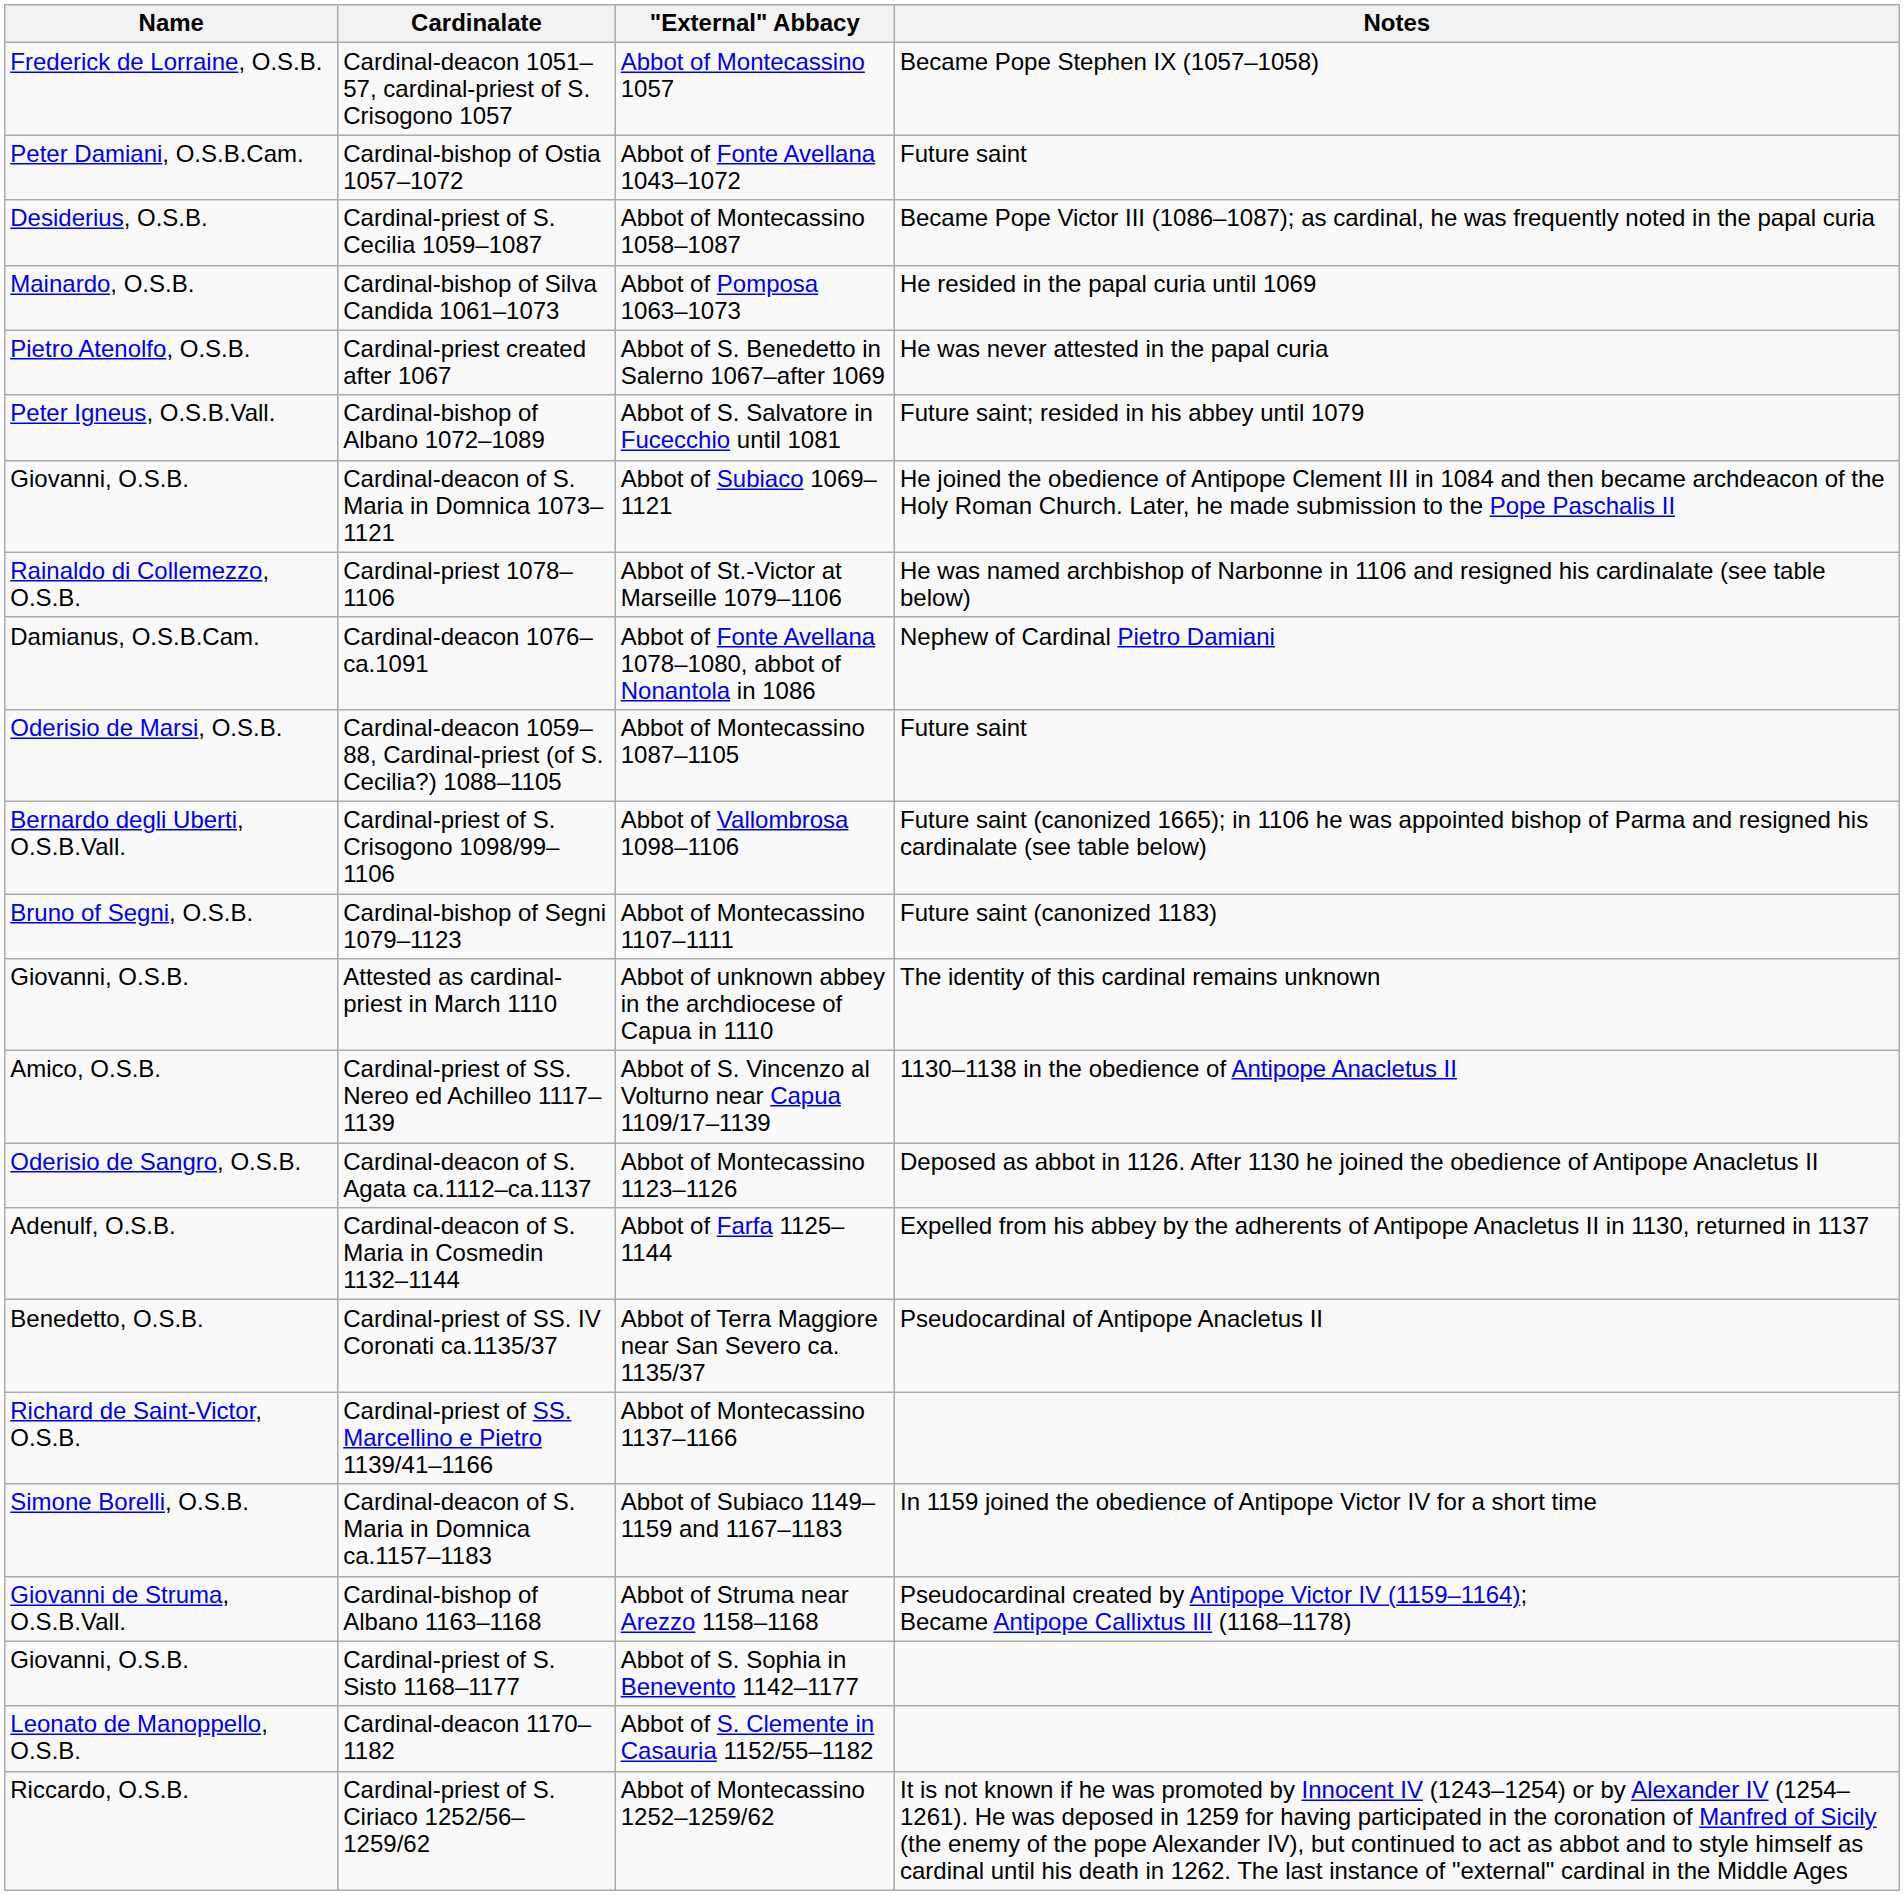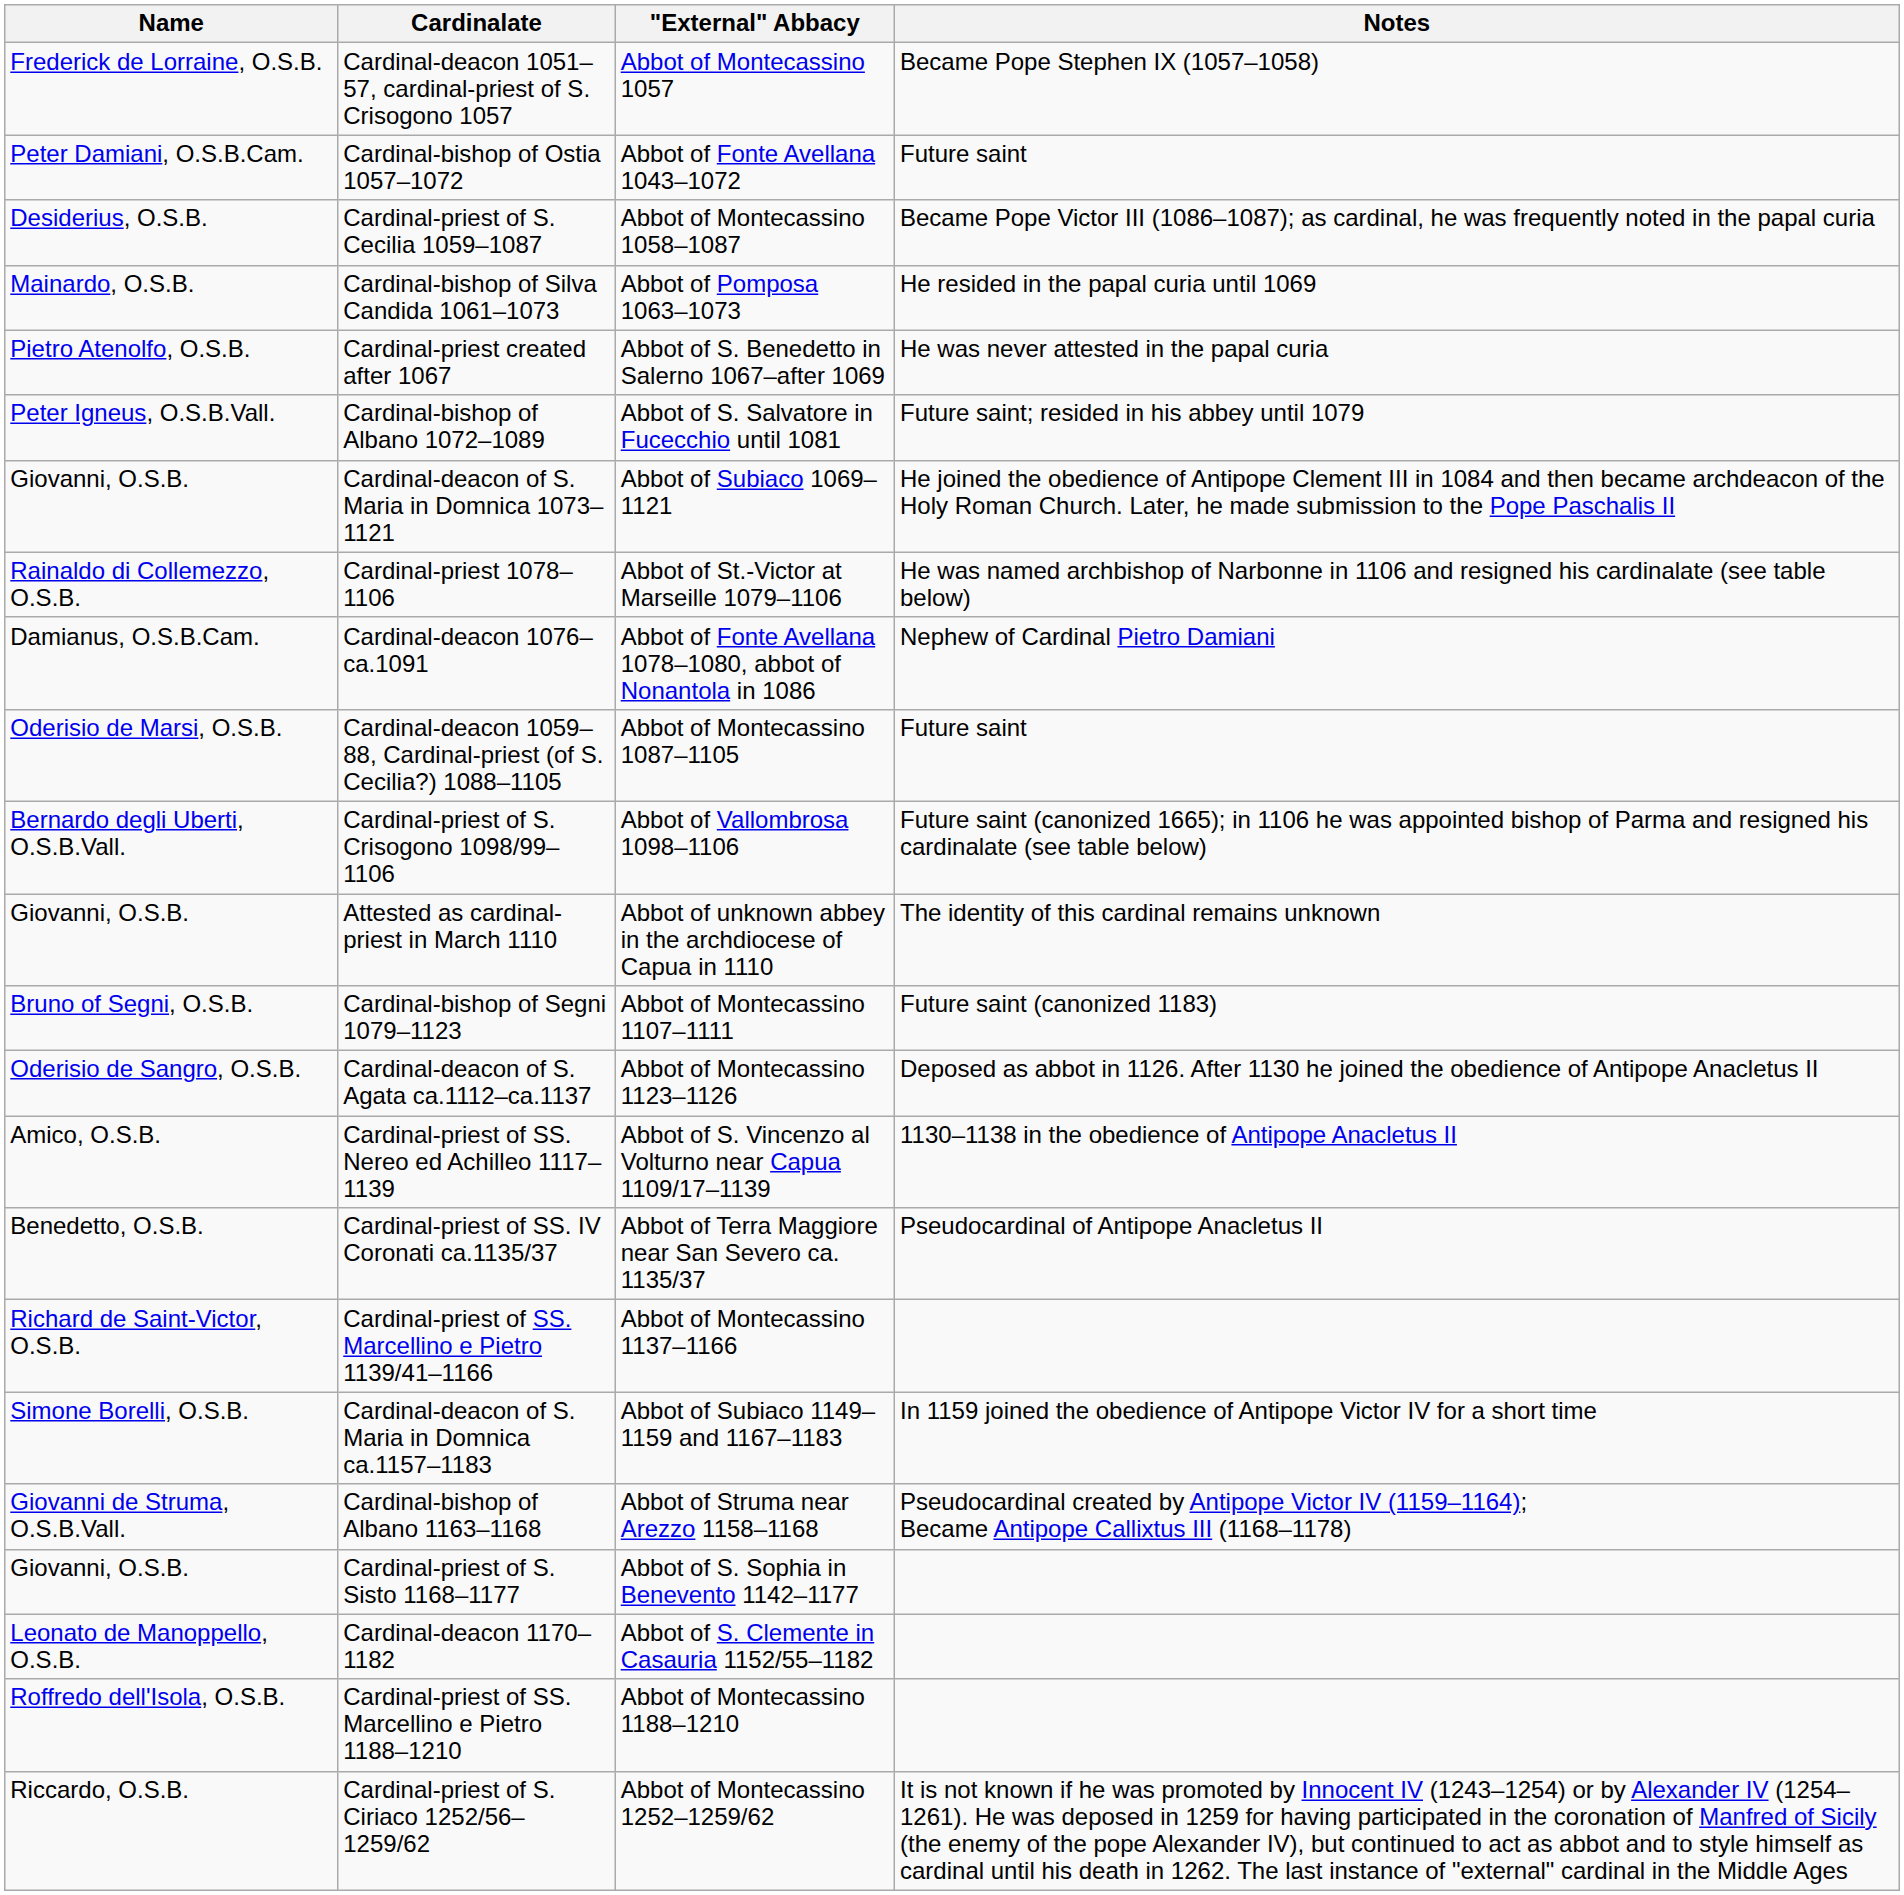rows swapped: (475, 925) <-> (453, 990)
rows swapped: (472, 1096) <-> (467, 1174)
- row: (459, 1253)
+ row: (457, 1724)
